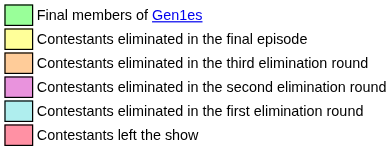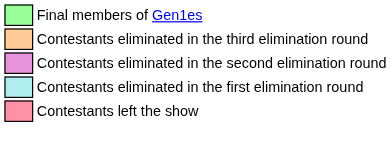- row: (172, 39)
